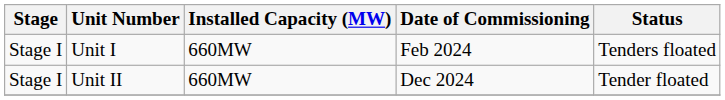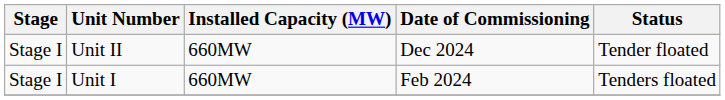rows swapped: (94, 49) <-> (97, 79)
